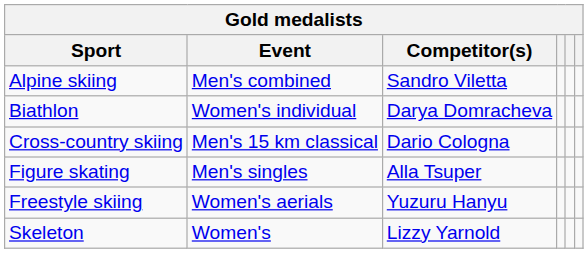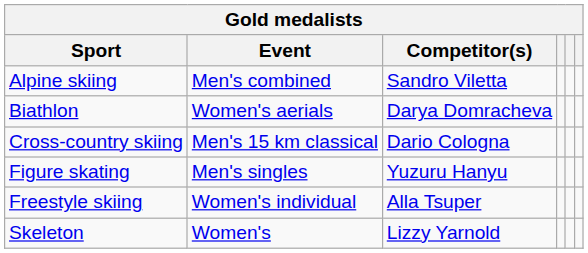(274, 111) Women's individual -> (262, 111) Women's aerials
(434, 171) Alla Tsuper -> (447, 171) Yuzuru Hanyu
(262, 202) Women's aerials -> (274, 202) Women's individual
(447, 202) Yuzuru Hanyu -> (434, 202) Alla Tsuper
